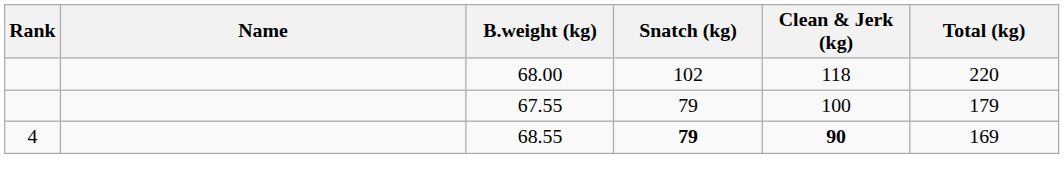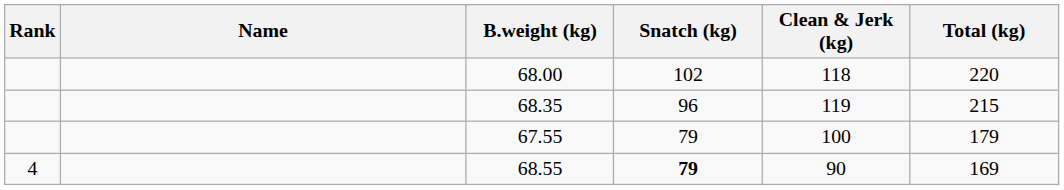+ row: (540, 105)
(836, 136) bold -> (836, 168) normal
